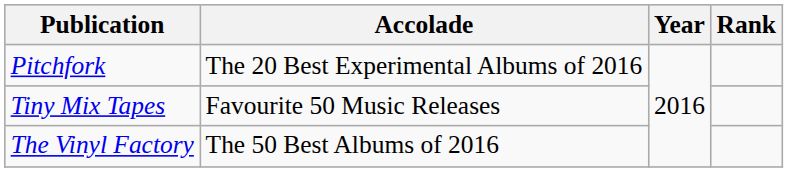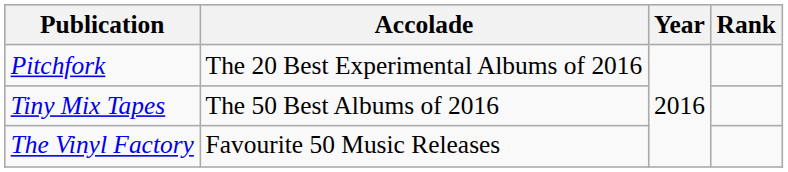(353, 105) Favourite 50 Music Releases -> (352, 105) The 50 Best Albums of 2016
(352, 145) The 50 Best Albums of 2016 -> (353, 145) Favourite 50 Music Releases
